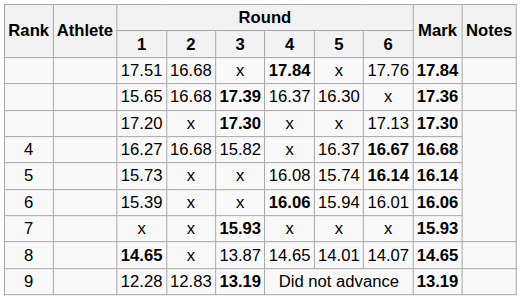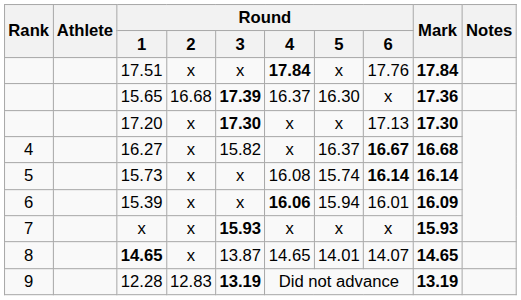(191, 70) 16.68 -> (191, 70) x
(191, 149) 16.68 -> (191, 149) x
(438, 202) 16.06 -> (438, 202) 16.09
